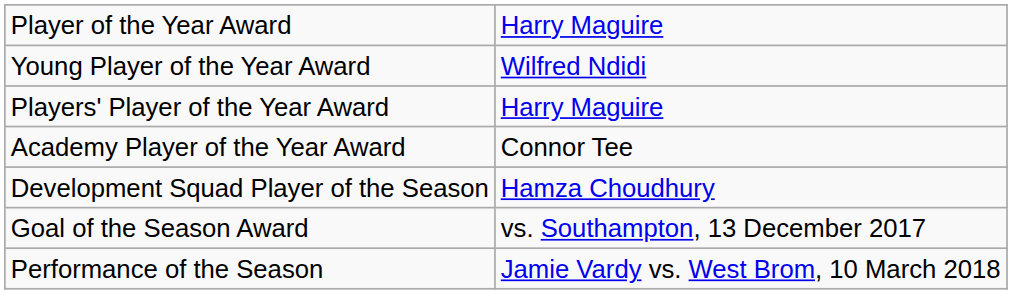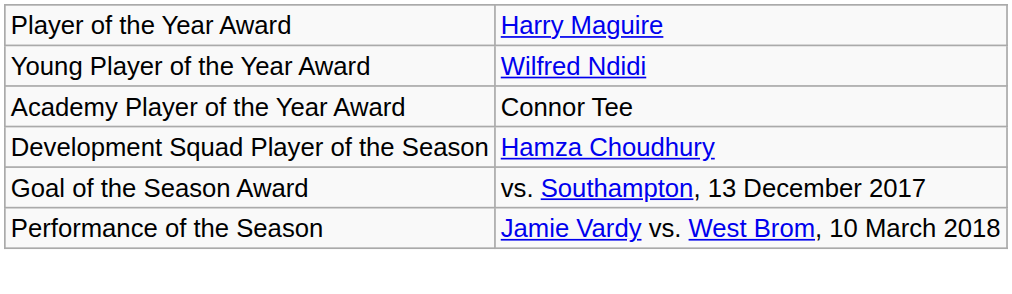- row: (200, 107)
